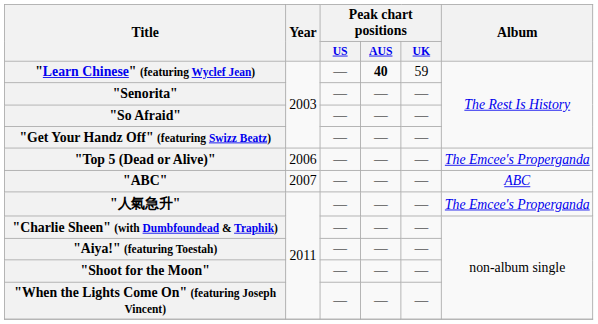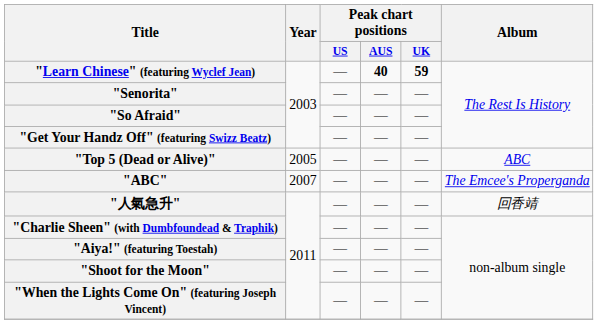(421, 72) normal -> (421, 72) bold
(303, 159) 2006 -> (303, 159) 2005
(517, 159) The Emcee's Properganda -> (517, 159) ABC
(517, 181) ABC -> (517, 181) The Emcee's Properganda
(517, 204) The Emcee's Properganda -> (517, 203) 回香靖
